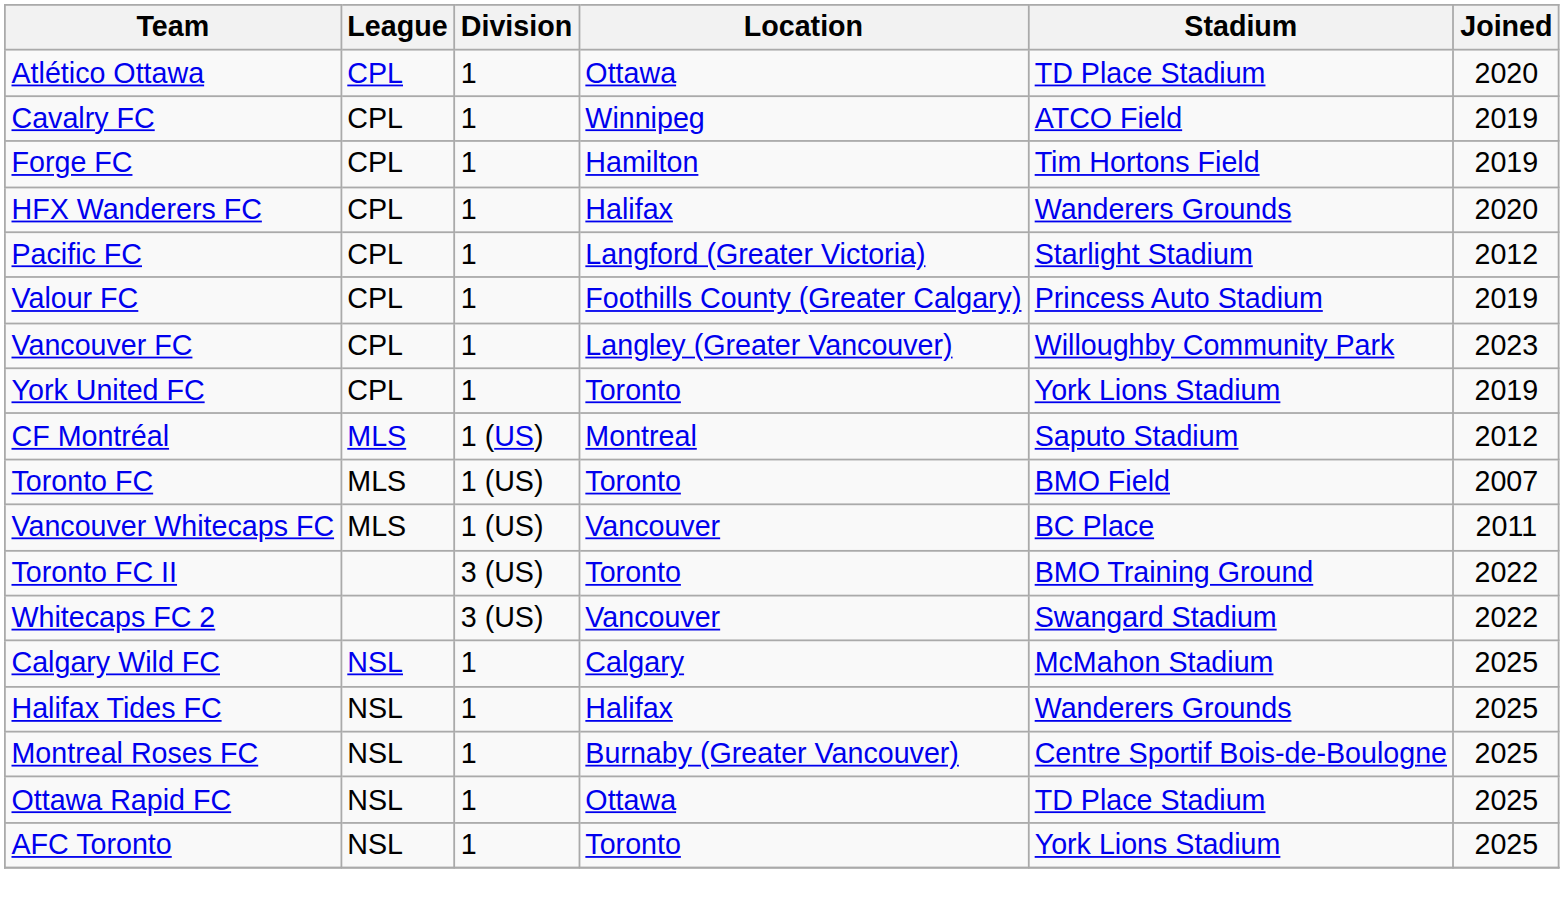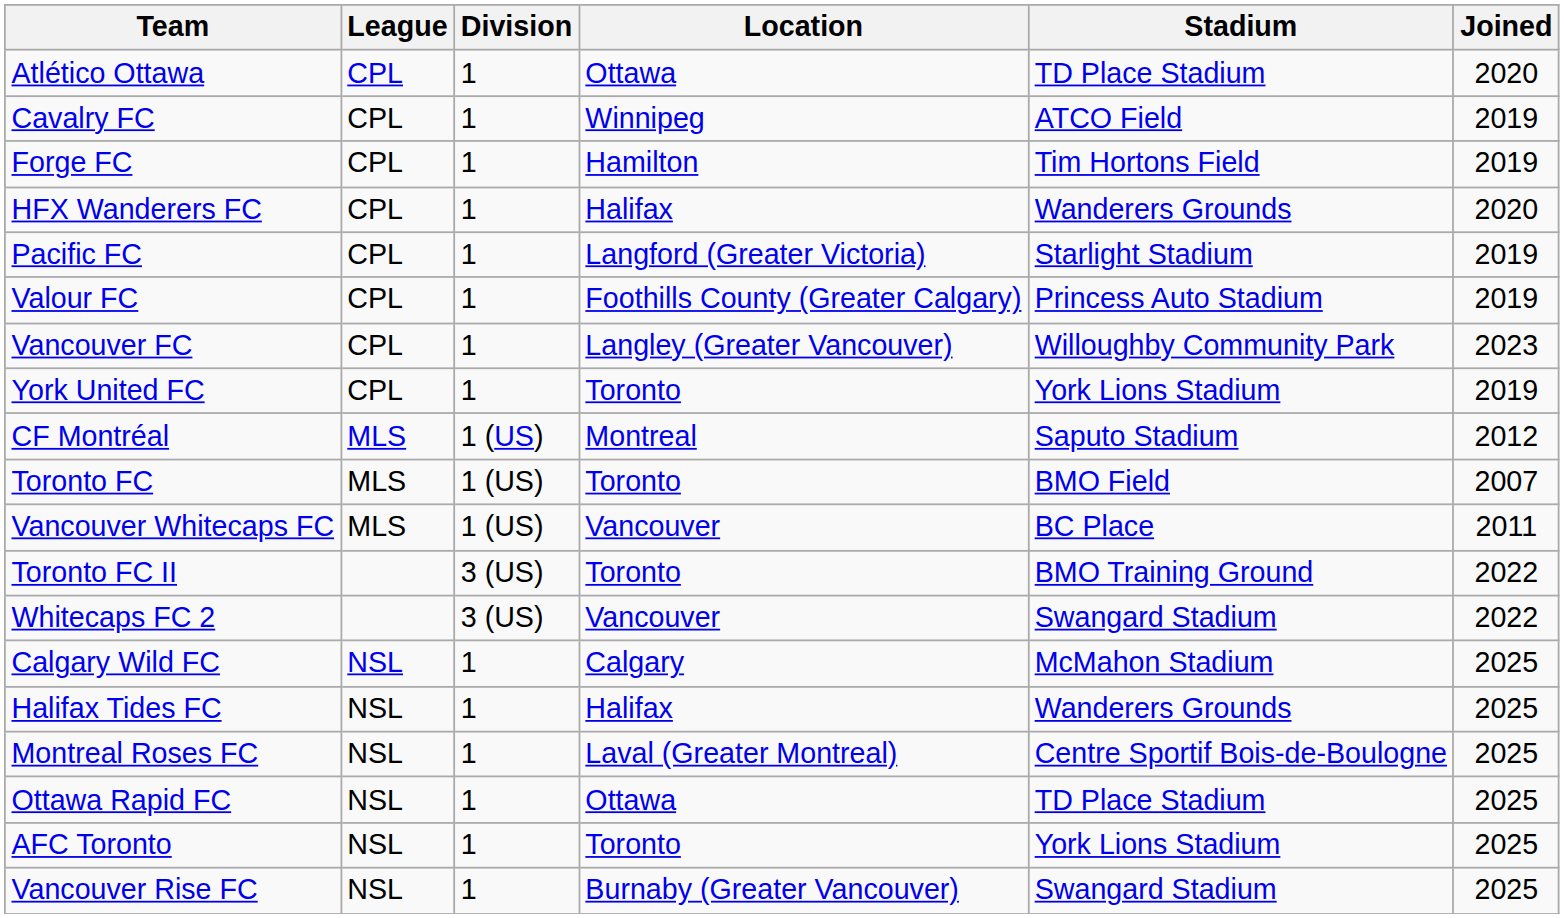(1506, 254) 2012 -> (1506, 254) 2019
(772, 753) Burnaby (Greater Vancouver) -> (741, 753) Laval (Greater Montreal)
+ row: (135, 890)
